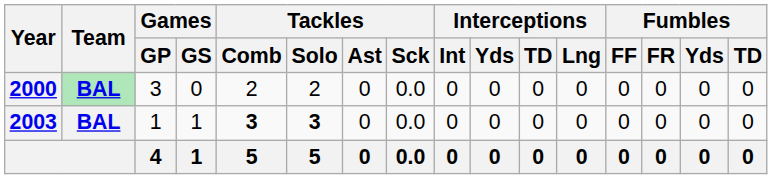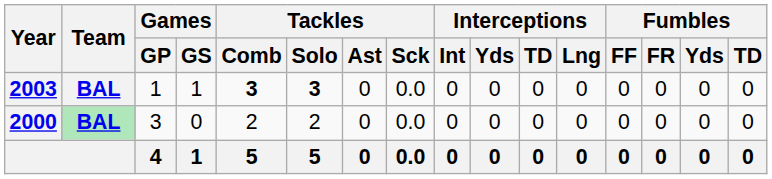rows swapped: (33, 88) <-> (33, 122)
